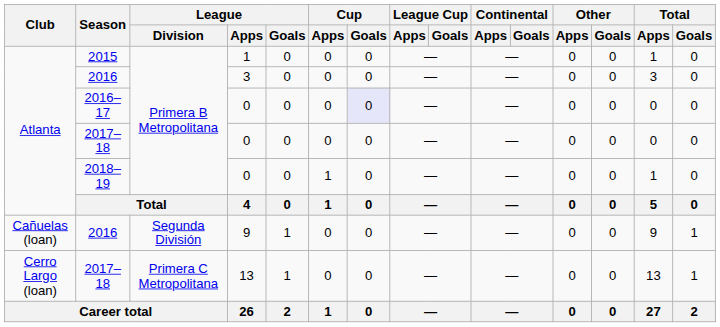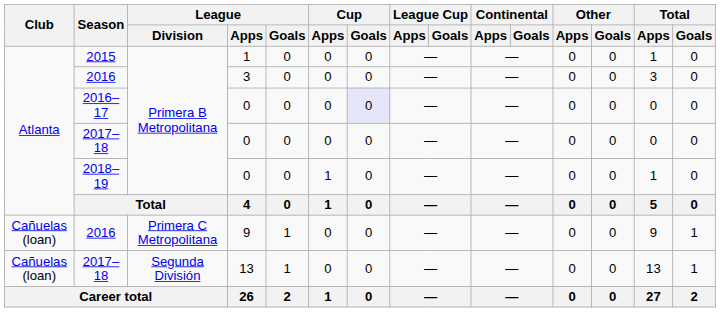(178, 233) Segunda División -> (177, 233) Primera C Metropolitana
(40, 275) Cerro Largo (loan) -> (39, 268) Cañuelas (loan)
(178, 275) Primera C Metropolitana -> (177, 268) Segunda División
